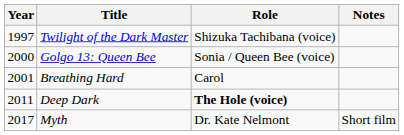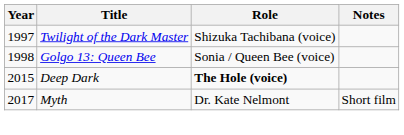(21, 57) 2000 -> (21, 57) 1998
- row: (82, 78)
(21, 99) 2011 -> (21, 78) 2015
